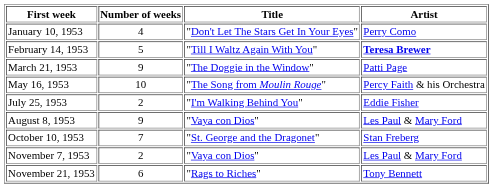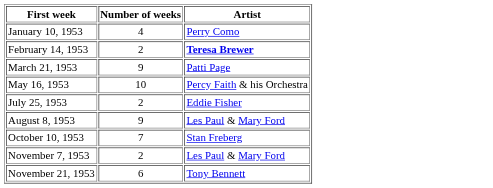- column: (272, 14)
(141, 49) 5 -> (141, 49) 2
